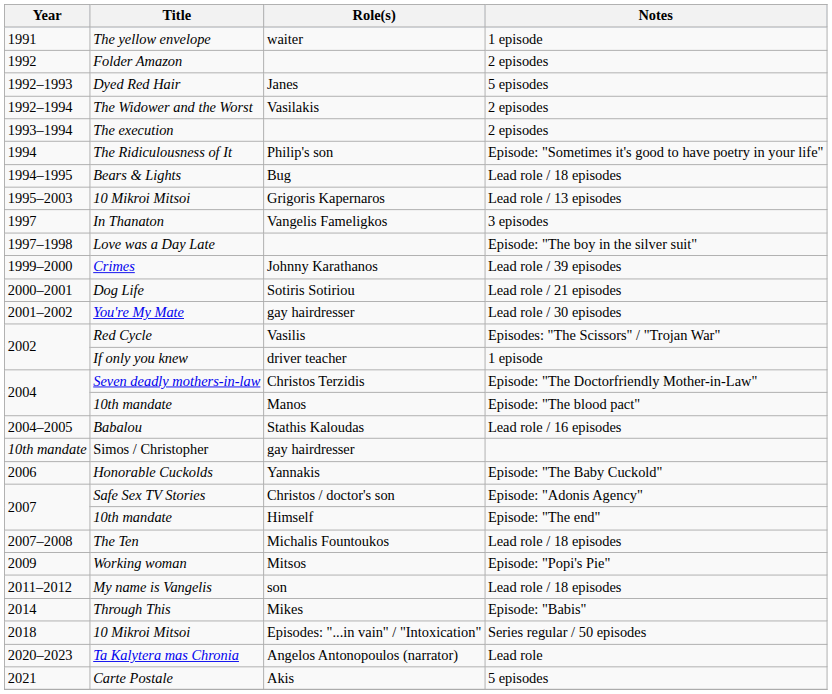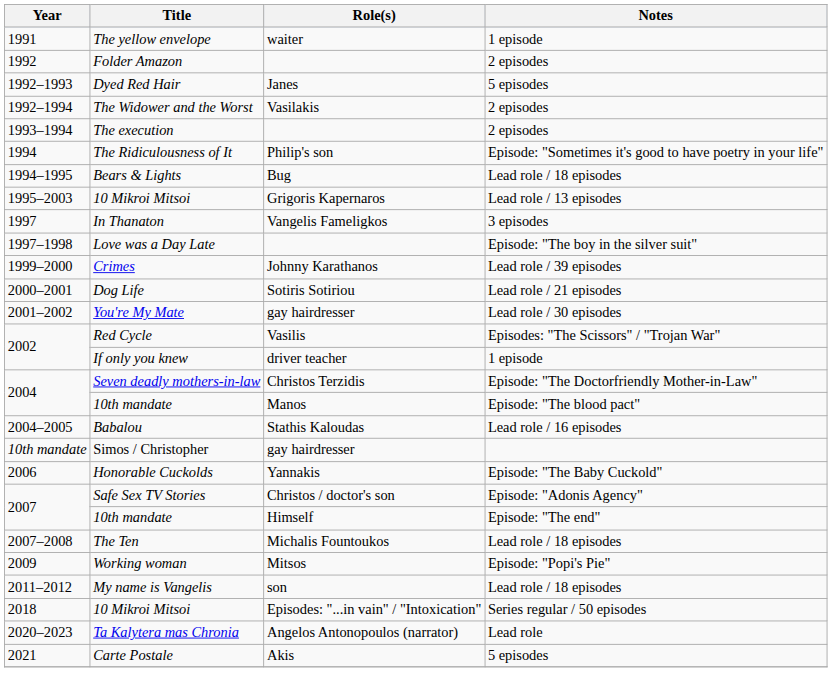- row: (22, 609)
